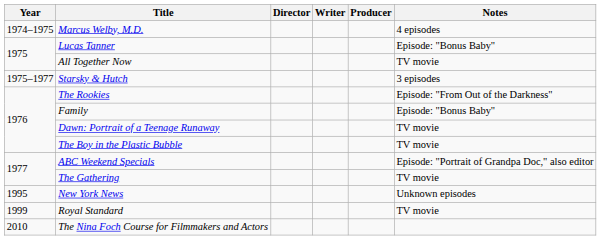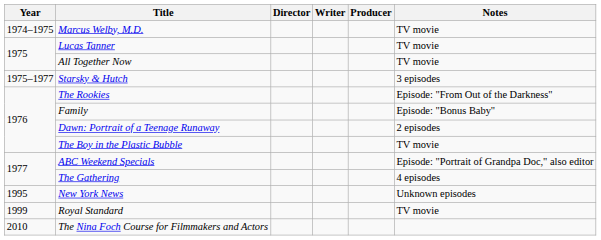(418, 29) 4 episodes -> (418, 29) TV movie
(446, 45) Episode: "Bonus Baby" -> (418, 45) TV movie
(418, 128) TV movie -> (418, 128) 2 episodes
(418, 177) TV movie -> (418, 177) 4 episodes
